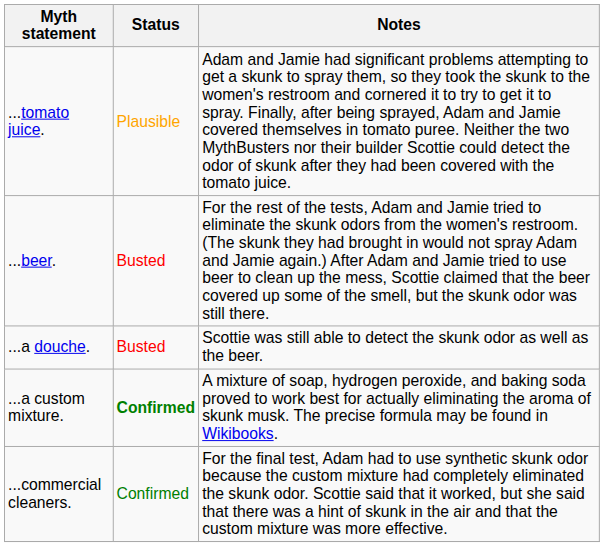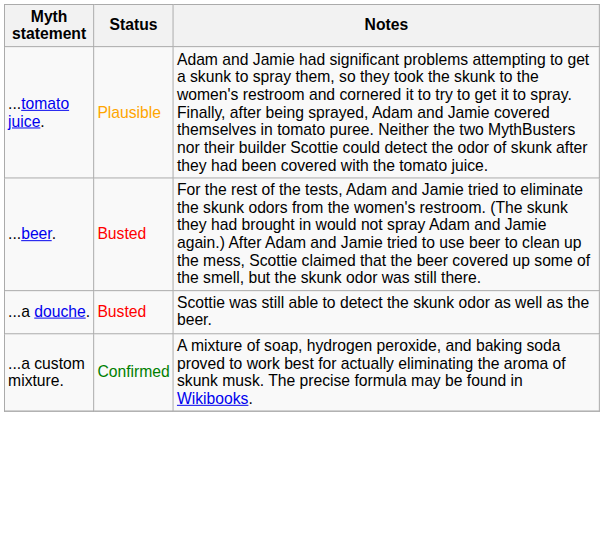(156, 407) bold -> (134, 372) normal
- row: (55, 494)
